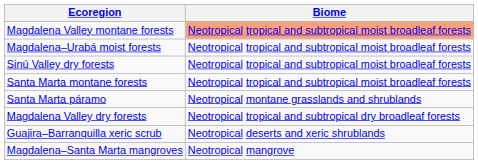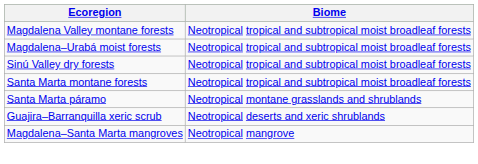(329, 30) lightsalmon background -> (329, 30) no background
- row: (77, 116)
